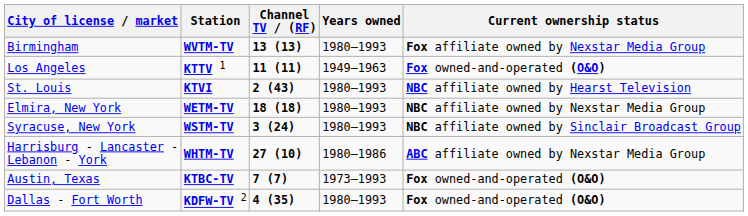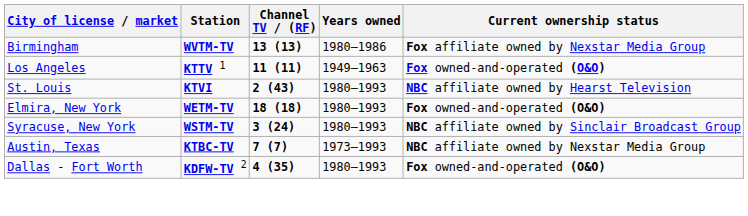(354, 47) 1980–1993 -> (354, 47) 1980–1986
(556, 108) NBC affiliate owned by Nexstar Media Group -> (506, 108) Fox owned-and-operated (O&O)
- row: (93, 153)
(506, 179) Fox owned-and-operated (O&O) -> (556, 146) NBC affiliate owned by Nexstar Media Group
